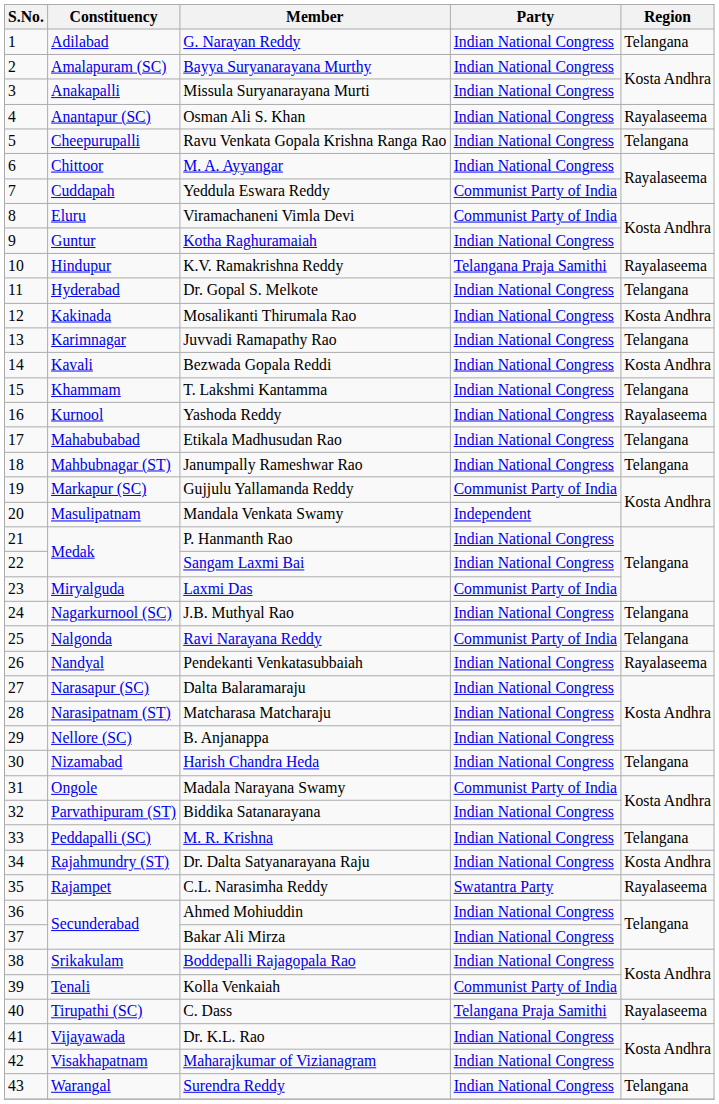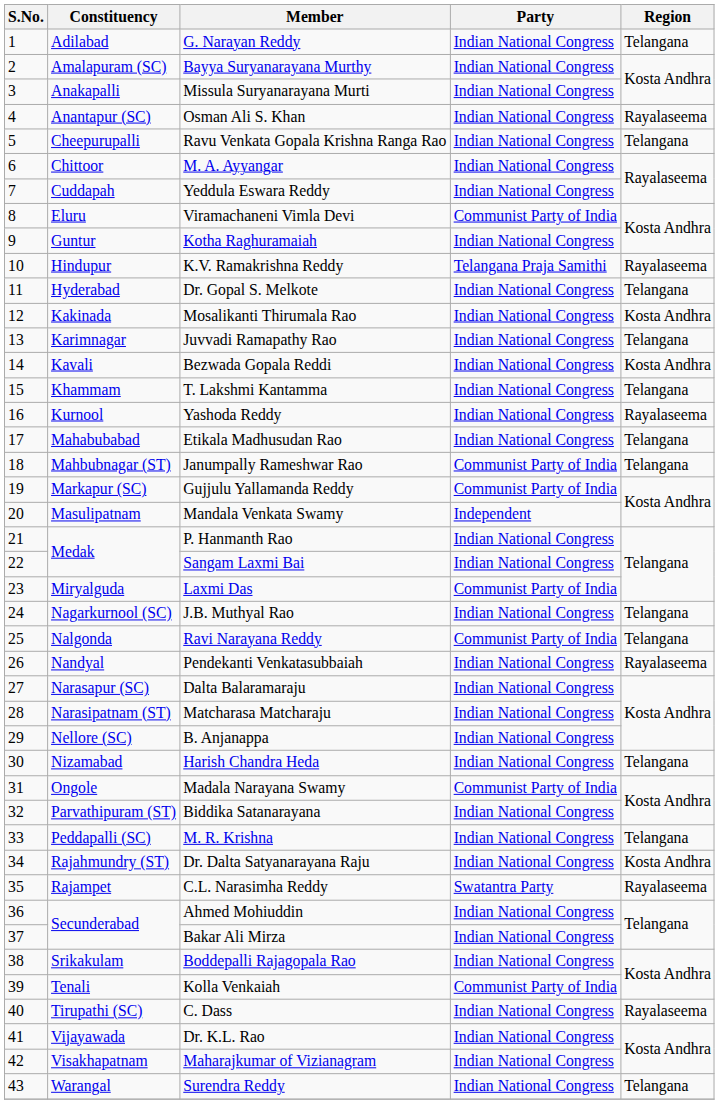(535, 191) Communist Party of India -> (534, 191) Indian National Congress
(534, 464) Indian National Congress -> (535, 464) Communist Party of India
(530, 1011) Telangana Praja Samithi -> (534, 1011) Indian National Congress
